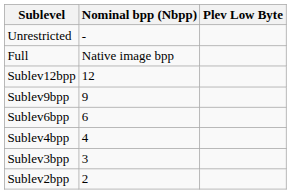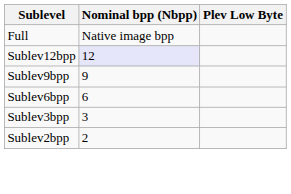- row: (39, 35)
(88, 76) no background -> (88, 55) lavender background
- row: (38, 138)
